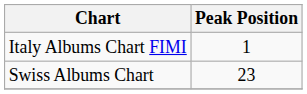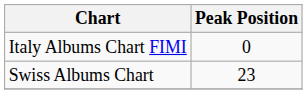(246, 46) 1 -> (246, 46) 0
